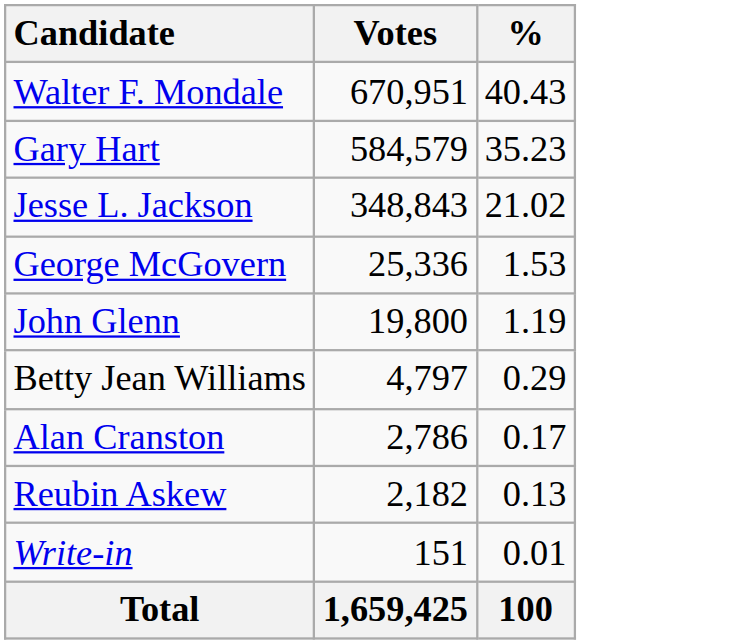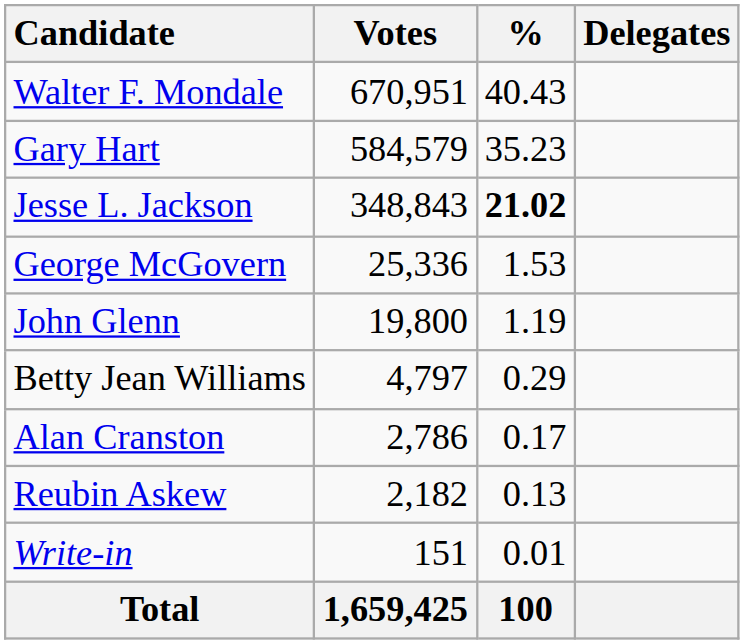+ column: (657, 33)
(526, 206) normal -> (526, 206) bold
